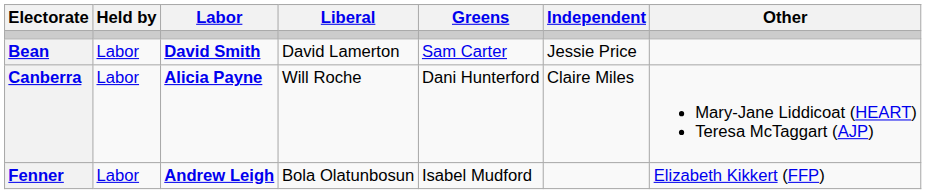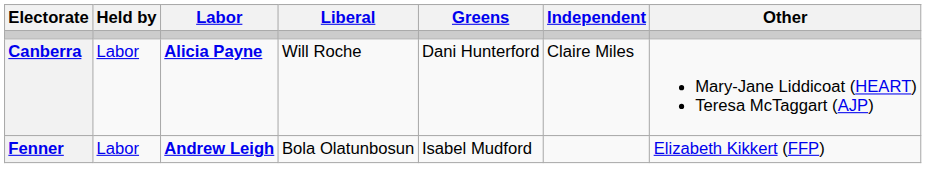- row: (29, 51)
